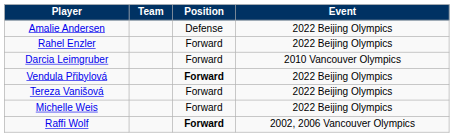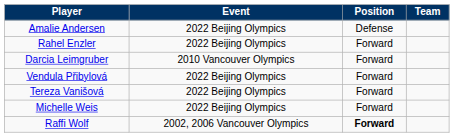columns swapped: (151, 12) <-> (342, 12)
(204, 76) bold -> (374, 76) normal
